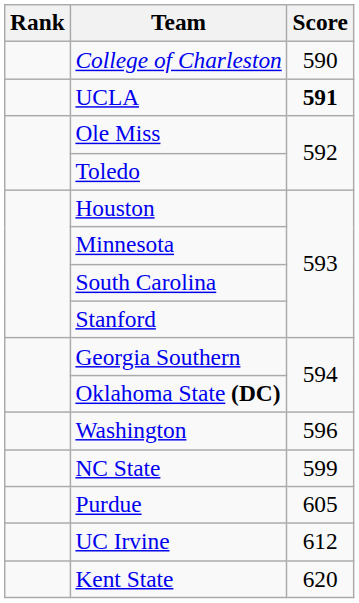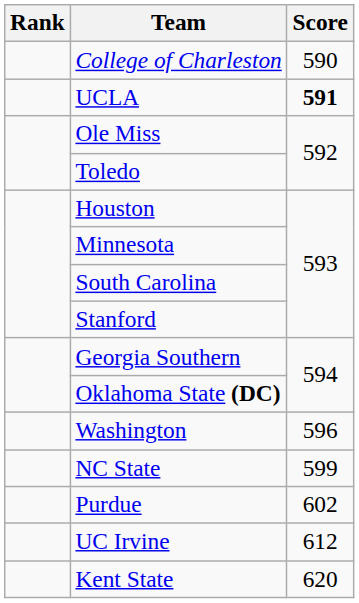(320, 504) 605 -> (320, 504) 602
